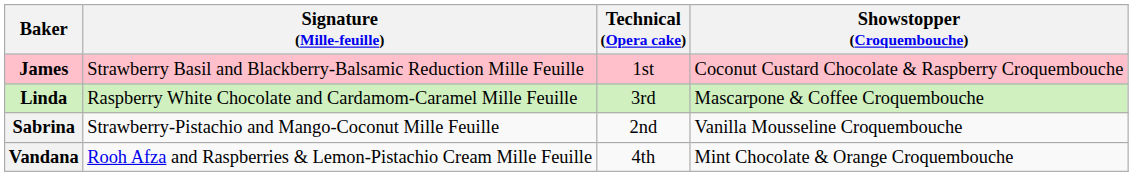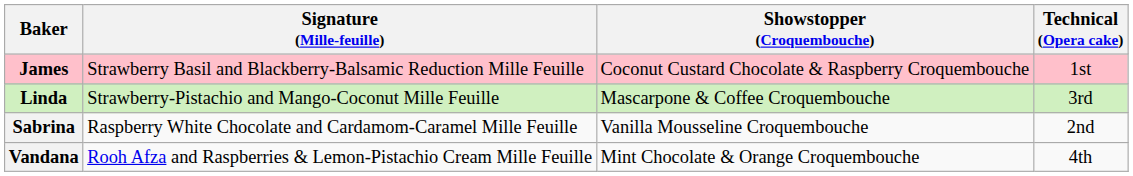columns swapped: (643, 29) <-> (909, 29)
(332, 98) Raspberry White Chocolate and Cardamom-Caramel Mille Feuille -> (293, 98) Strawberry-Pistachio and Mango-Coconut Mille Feuille
(293, 127) Strawberry-Pistachio and Mango-Coconut Mille Feuille -> (332, 127) Raspberry White Chocolate and Cardamom-Caramel Mille Feuille
